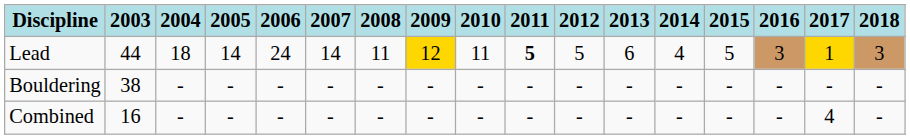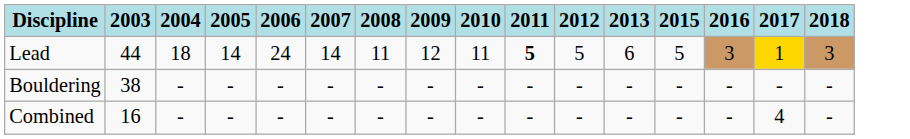- column: (679, 20)
(430, 52) gold background -> (430, 52) no background
